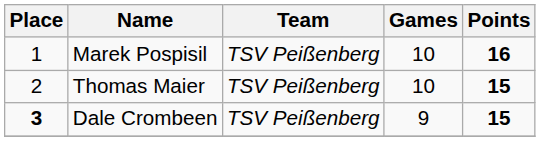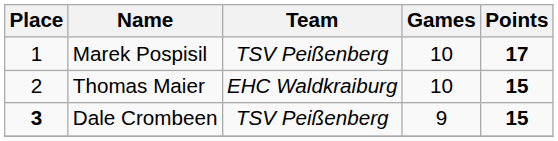(499, 53) 16 -> (517, 53) 17
(303, 86) TSV Peißenberg -> (312, 86) EHC Waldkraiburg
